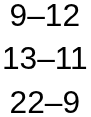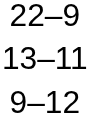rows swapped: (45, 15) <-> (45, 102)
